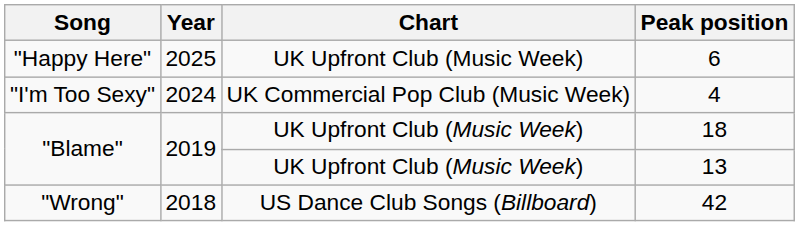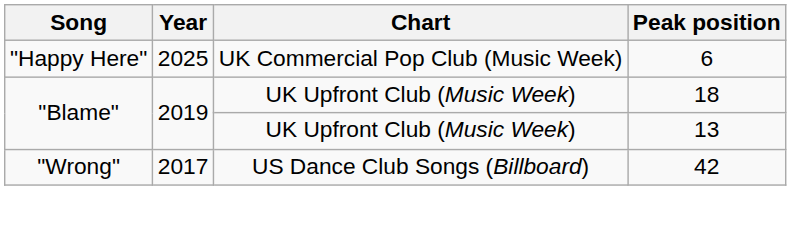(428, 58) UK Upfront Club (Music Week) -> (421, 58) UK Commercial Pop Club (Music Week)
- row: (714, 94)
(191, 202) 2018 -> (183, 166) 2017
